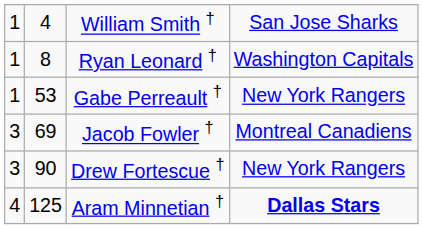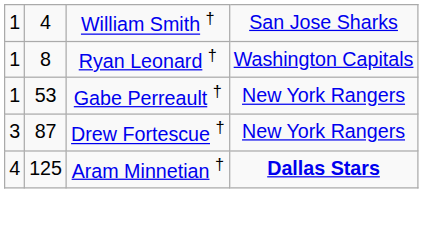- row: (148, 132)
(46, 168) 90 -> (46, 132) 87
